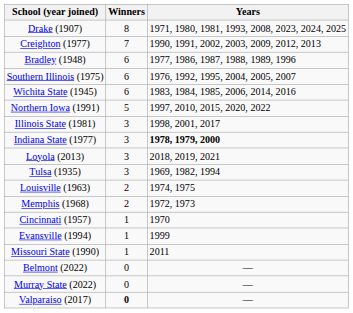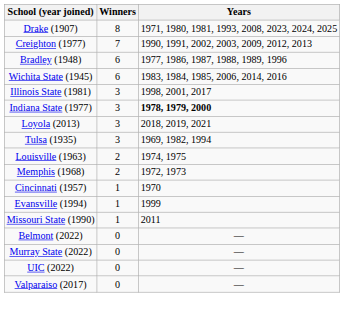- row: (55, 76)
- row: (55, 108)
+ row: (51, 268)
(127, 300) bold -> (118, 284) normal
